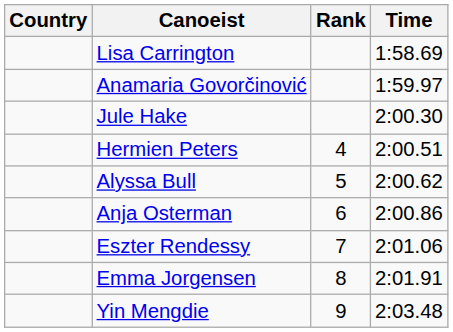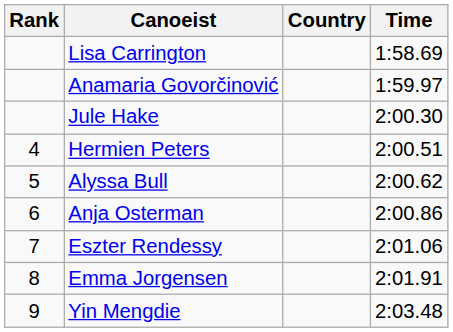columns swapped: (341, 20) <-> (48, 20)
